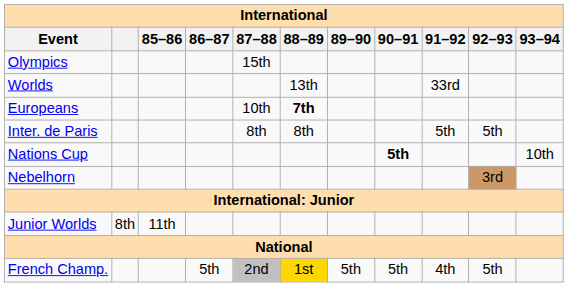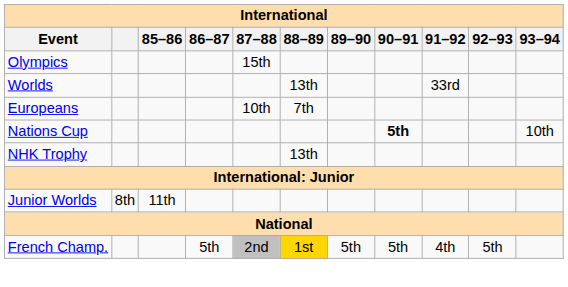(304, 108) bold -> (304, 108) normal
- row: (53, 131)
+ row: (47, 154)
- row: (41, 177)
